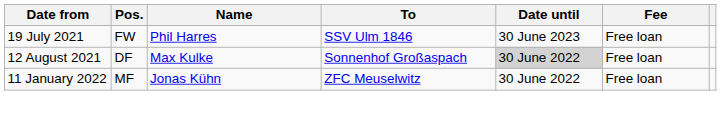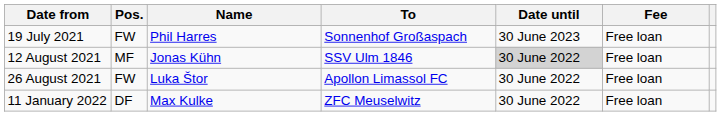(368, 36) SSV Ulm 1846 -> (396, 36) Sonnenhof Großaspach
(123, 57) DF -> (124, 57) MF
(181, 57) Max Kulke -> (186, 57) Jonas Kühn
(396, 57) Sonnenhof Großaspach -> (368, 57) SSV Ulm 1846
+ row: (54, 79)
(124, 79) MF -> (123, 100) DF
(186, 79) Jonas Kühn -> (181, 100) Max Kulke
